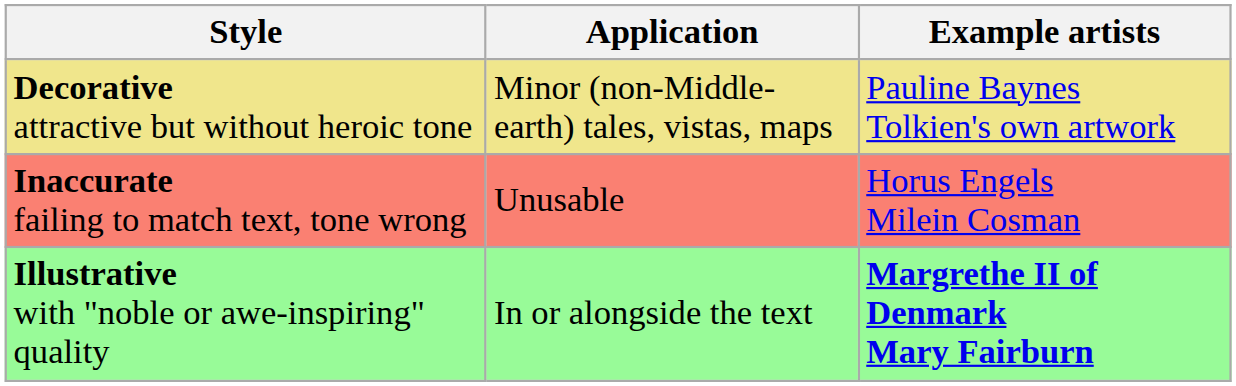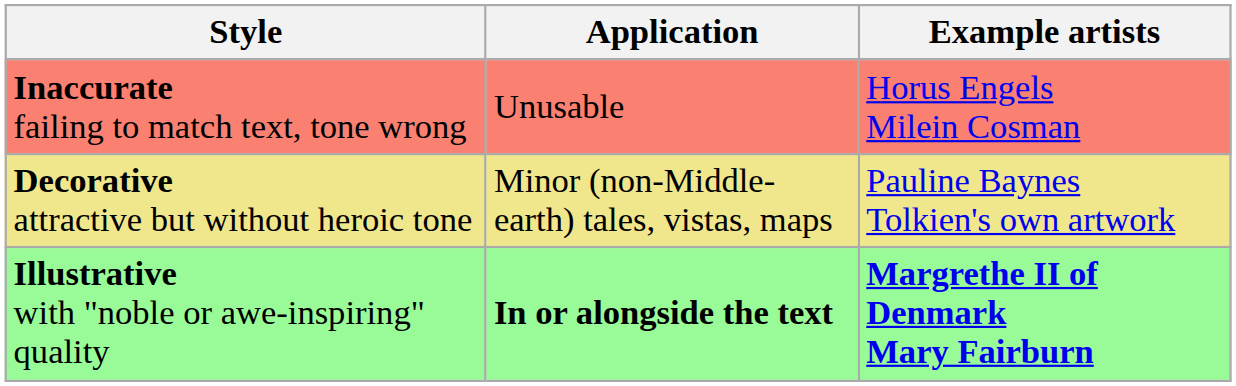rows swapped: (240, 199) <-> (243, 106)
(653, 312) normal -> (664, 312) bold
